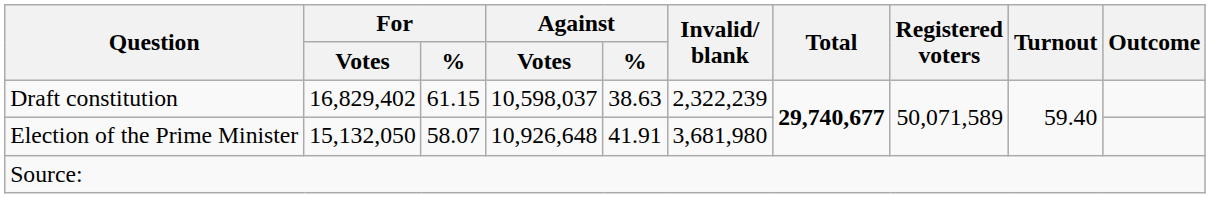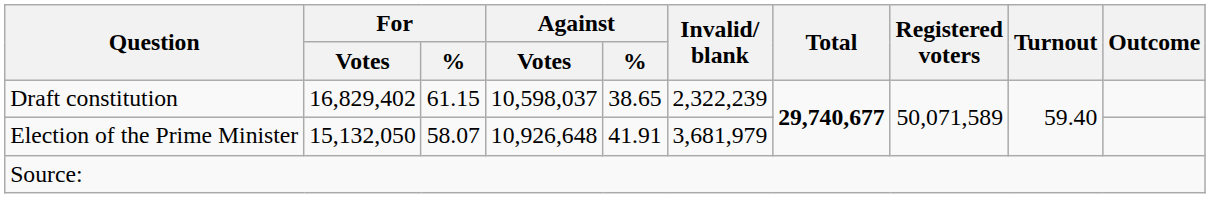(635, 98) 38.63 -> (635, 98) 38.65
(720, 135) 3,681,980 -> (720, 135) 3,681,979
